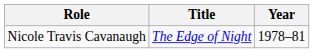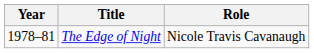columns swapped: (282, 15) <-> (77, 15)
